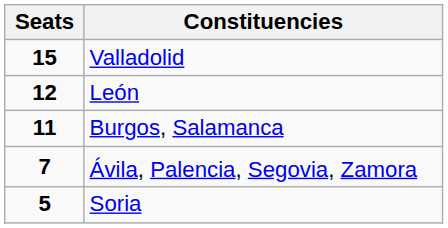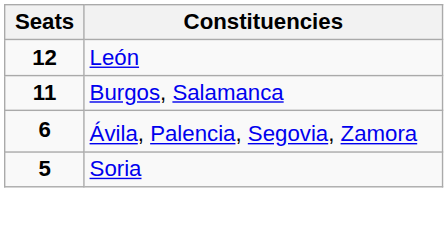- row: (137, 57)
(45, 166) 7 -> (45, 130) 6
